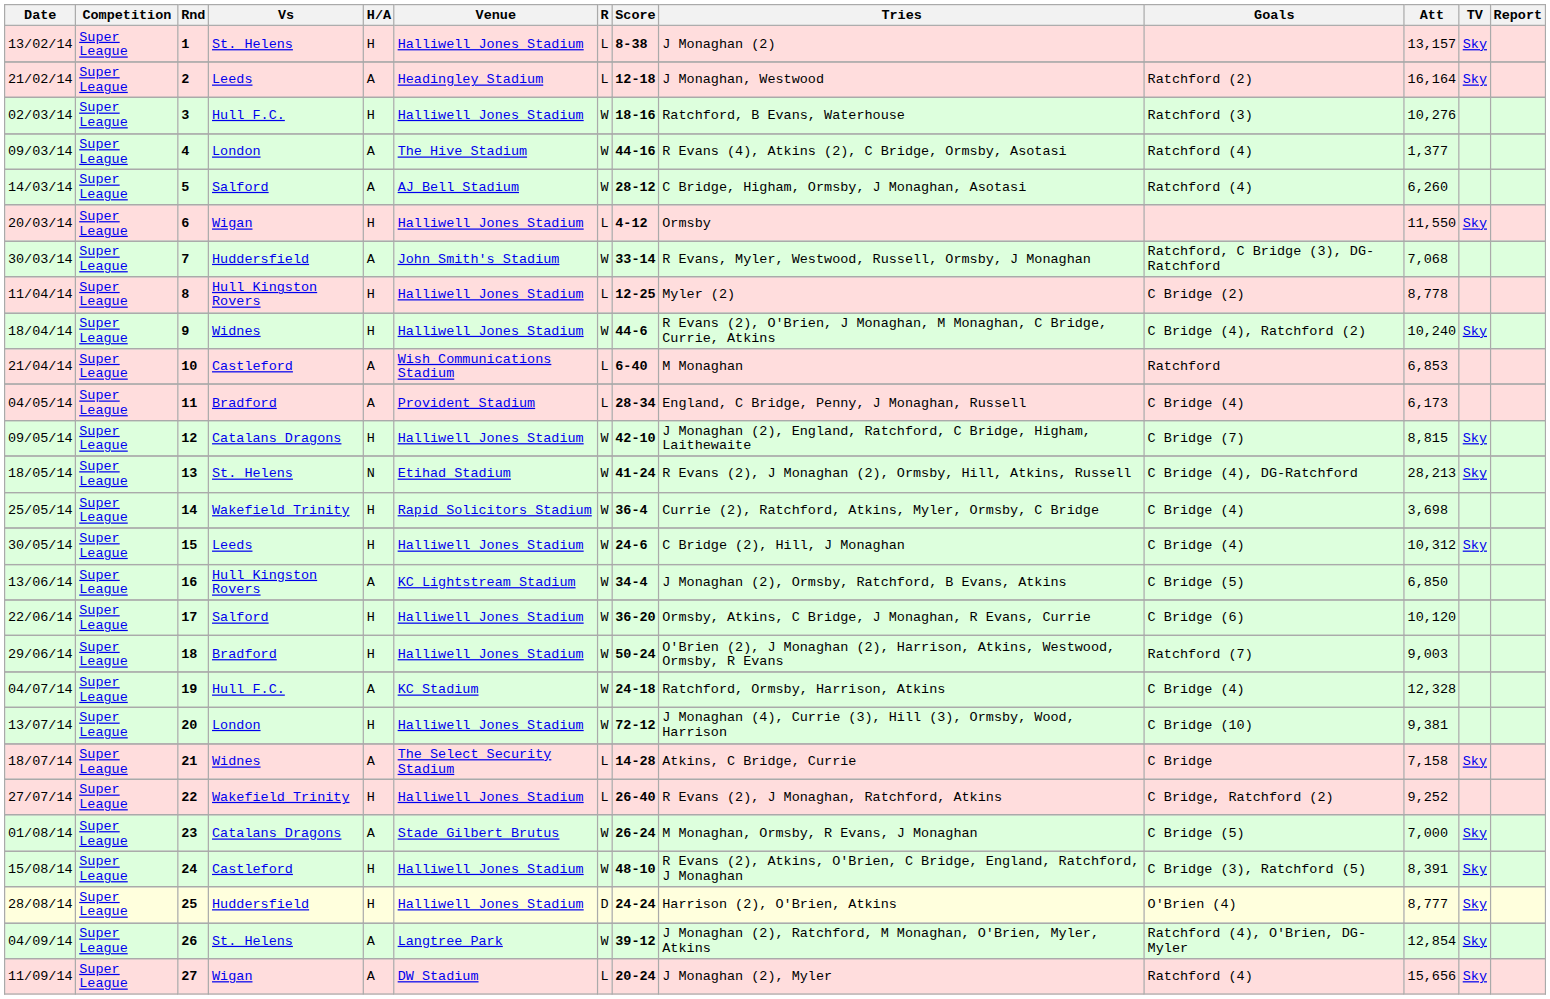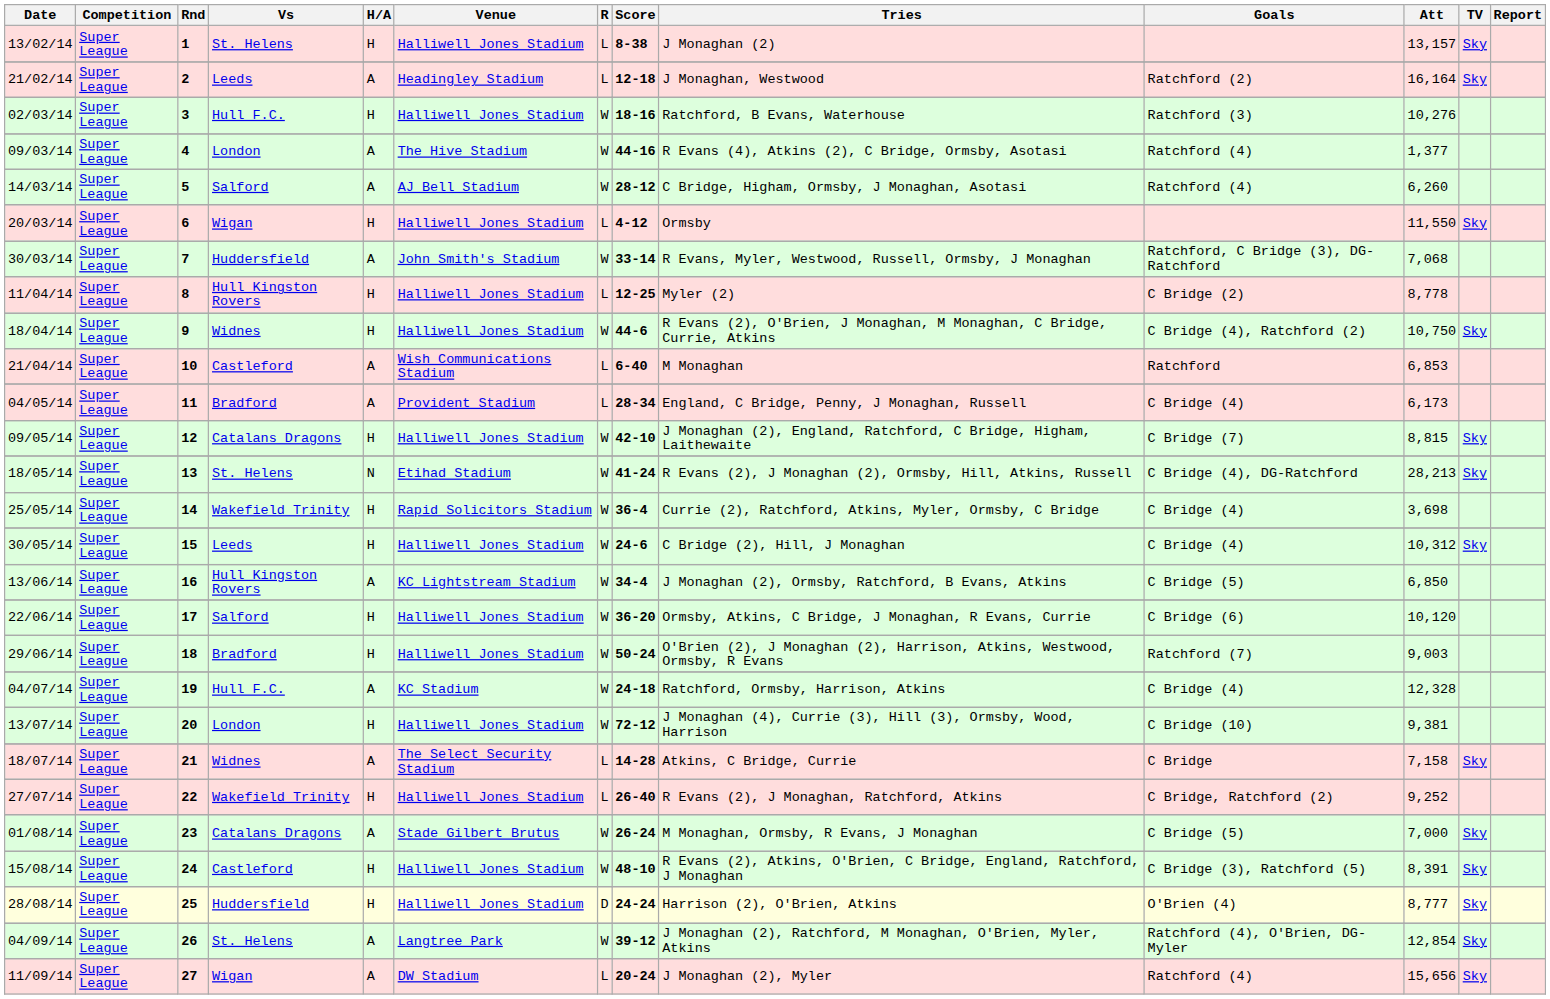(1432, 331) 10,240 -> (1432, 331) 10,750
